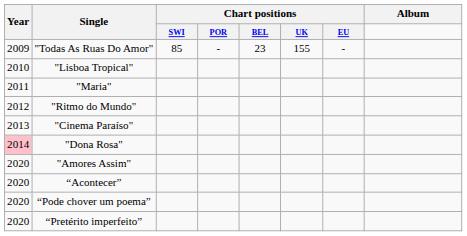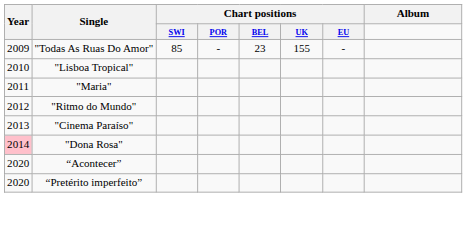- row: (94, 163)
- row: (94, 202)
